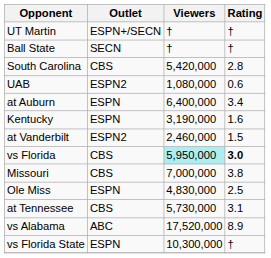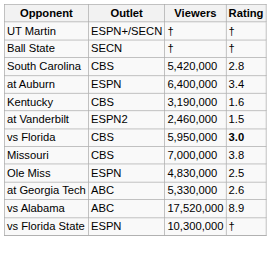- row: (18, 84)
(105, 119) ESPN -> (102, 102) CBS
(191, 155) paleturquoise background -> (192, 137) no background
- row: (40, 208)
+ row: (46, 191)
